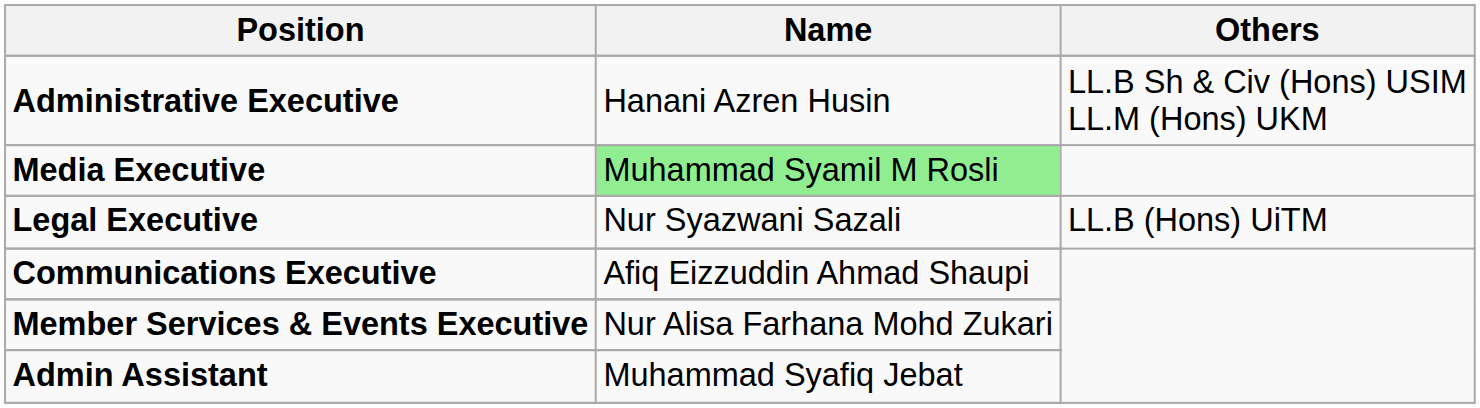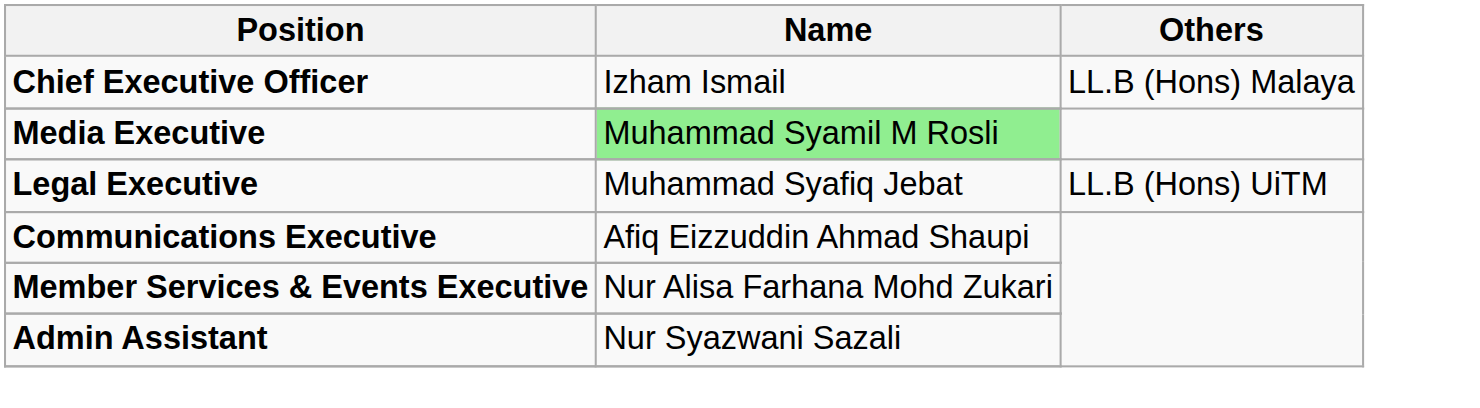+ row: (190, 81)
- row: (206, 100)
(752, 221) Nur Syazwani Sazali -> (783, 184) Muhammad Syafiq Jebat
(783, 375) Muhammad Syafiq Jebat -> (752, 339) Nur Syazwani Sazali
